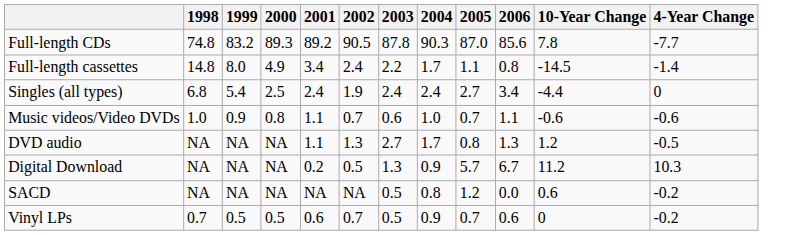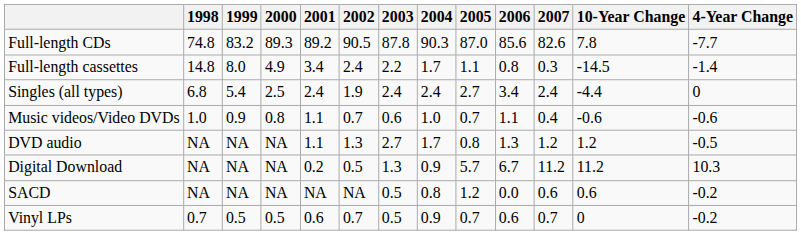+ column: (554, 17)
